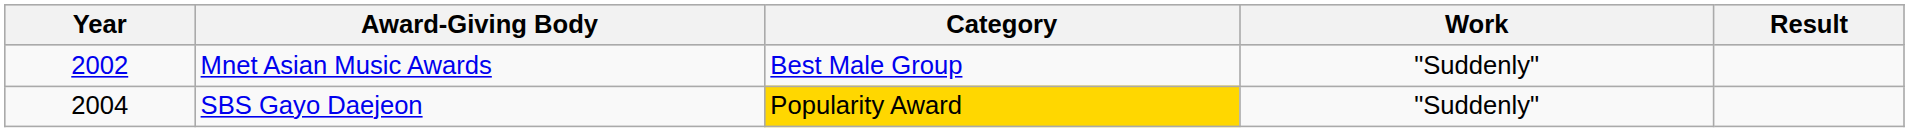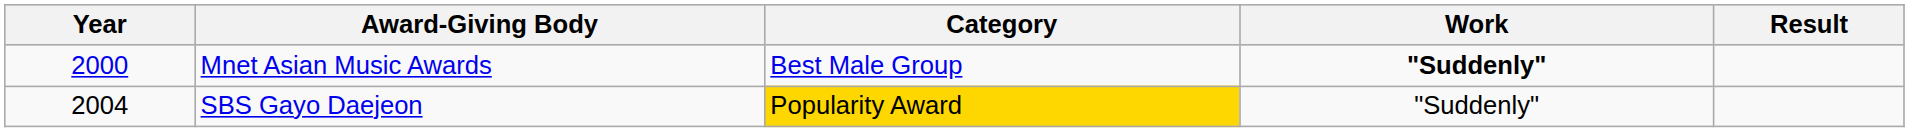(100, 65) 2002 -> (100, 65) 2000
(1477, 65) normal -> (1477, 65) bold
